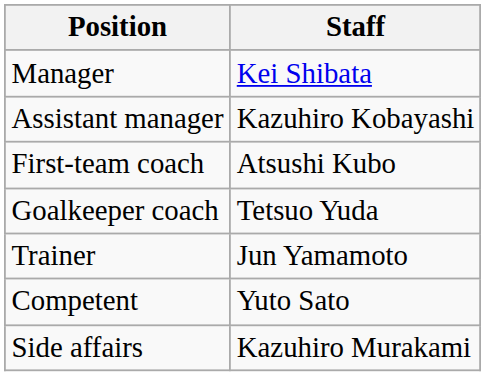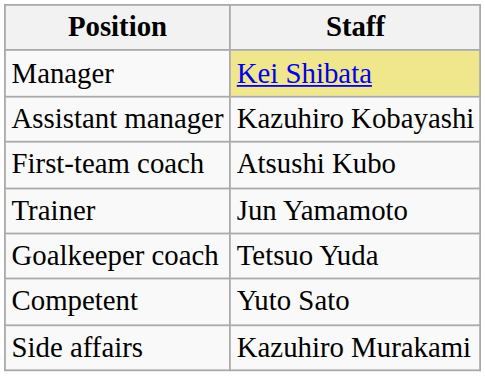(304, 73) no background -> (304, 73) khaki background
rows swapped: (115, 210) <-> (53, 255)
